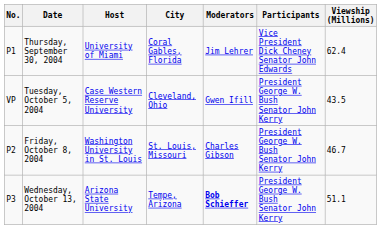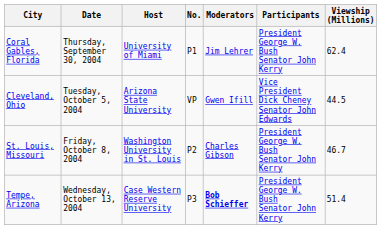columns swapped: (13, 15) <-> (175, 15)
(287, 51) Vice President Dick Cheney Senator John Edwards -> (287, 51) President George W. Bush Senator John Kerry
(113, 101) Case Western Reserve University -> (148, 101) Arizona State University
(287, 101) President George W. Bush Senator John Kerry -> (287, 101) Vice President Dick Cheney Senator John Edwards
(336, 101) 43.5 -> (336, 101) 44.5
(109, 200) Arizona State University -> (152, 200) Case Western Reserve University
(336, 200) 51.1 -> (336, 200) 51.4
